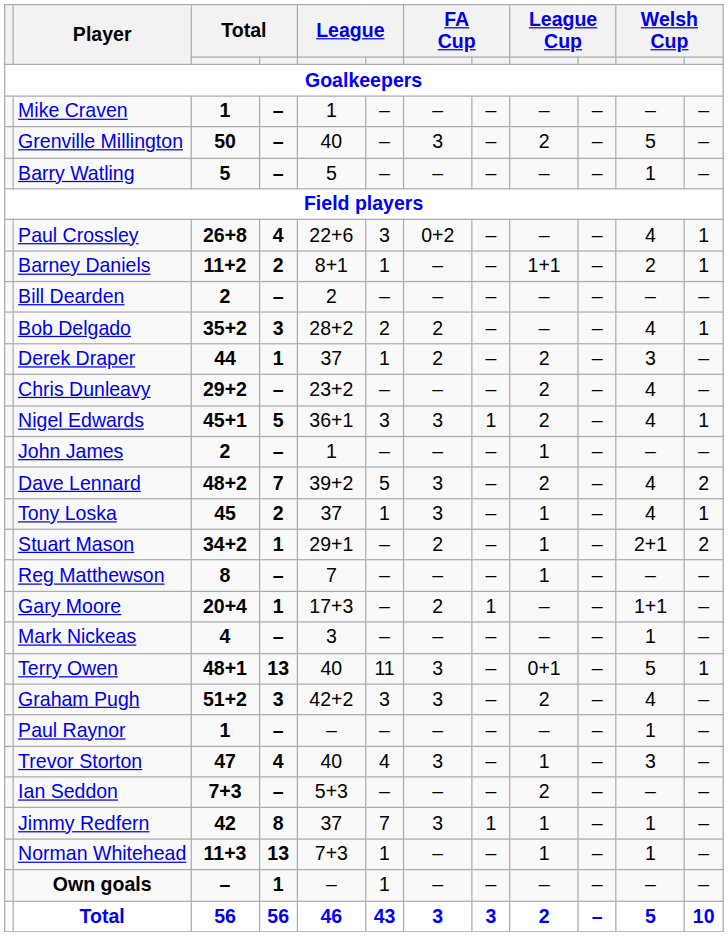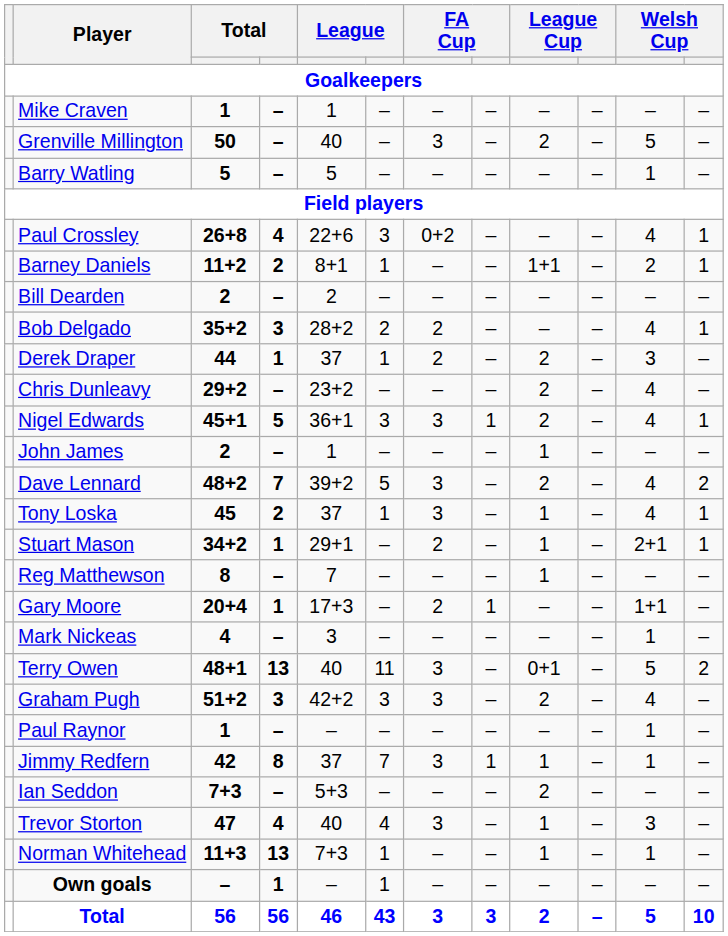(704, 544) 2 -> (704, 544) 1
(704, 668) 1 -> (704, 668) 2
rows swapped: (84, 823) <-> (80, 761)
